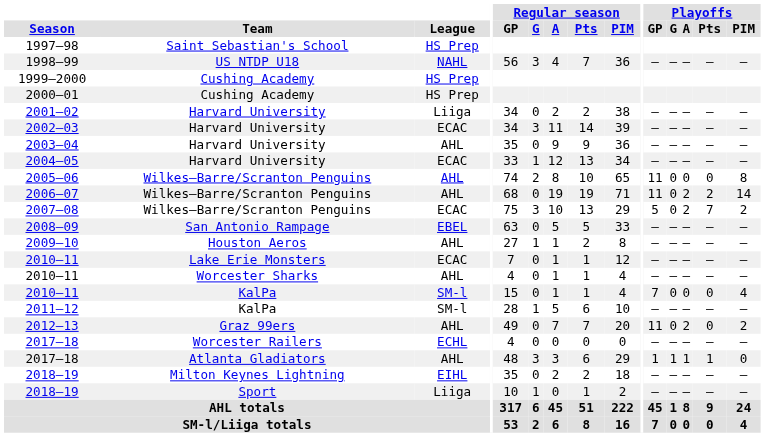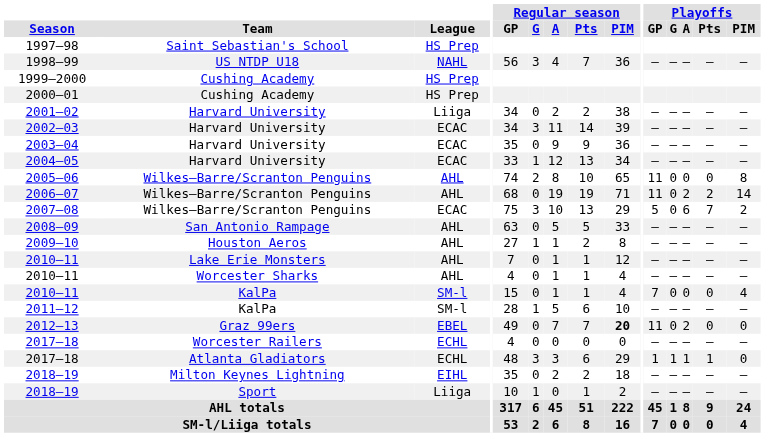(452, 144) AHL -> (452, 144) ECAC
(686, 210) 2 -> (686, 210) 6
(452, 227) EBEL -> (452, 227) AHL
(452, 260) ECAC -> (452, 260) AHL
(452, 326) AHL -> (452, 326) EBEL
(623, 326) normal -> (623, 326) bold
(744, 326) 2 -> (744, 326) 0
(452, 359) AHL -> (452, 359) ECHL
